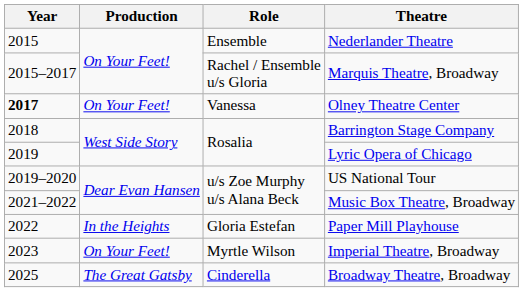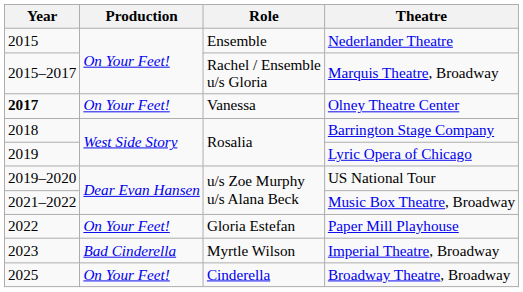(126, 226) In the Heights -> (127, 226) On Your Feet!
(127, 250) On Your Feet! -> (130, 250) Bad Cinderella
(138, 274) The Great Gatsby -> (127, 274) On Your Feet!
